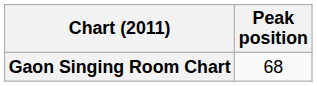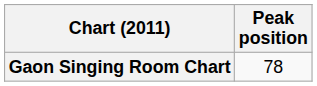(273, 66) 68 -> (273, 66) 78
